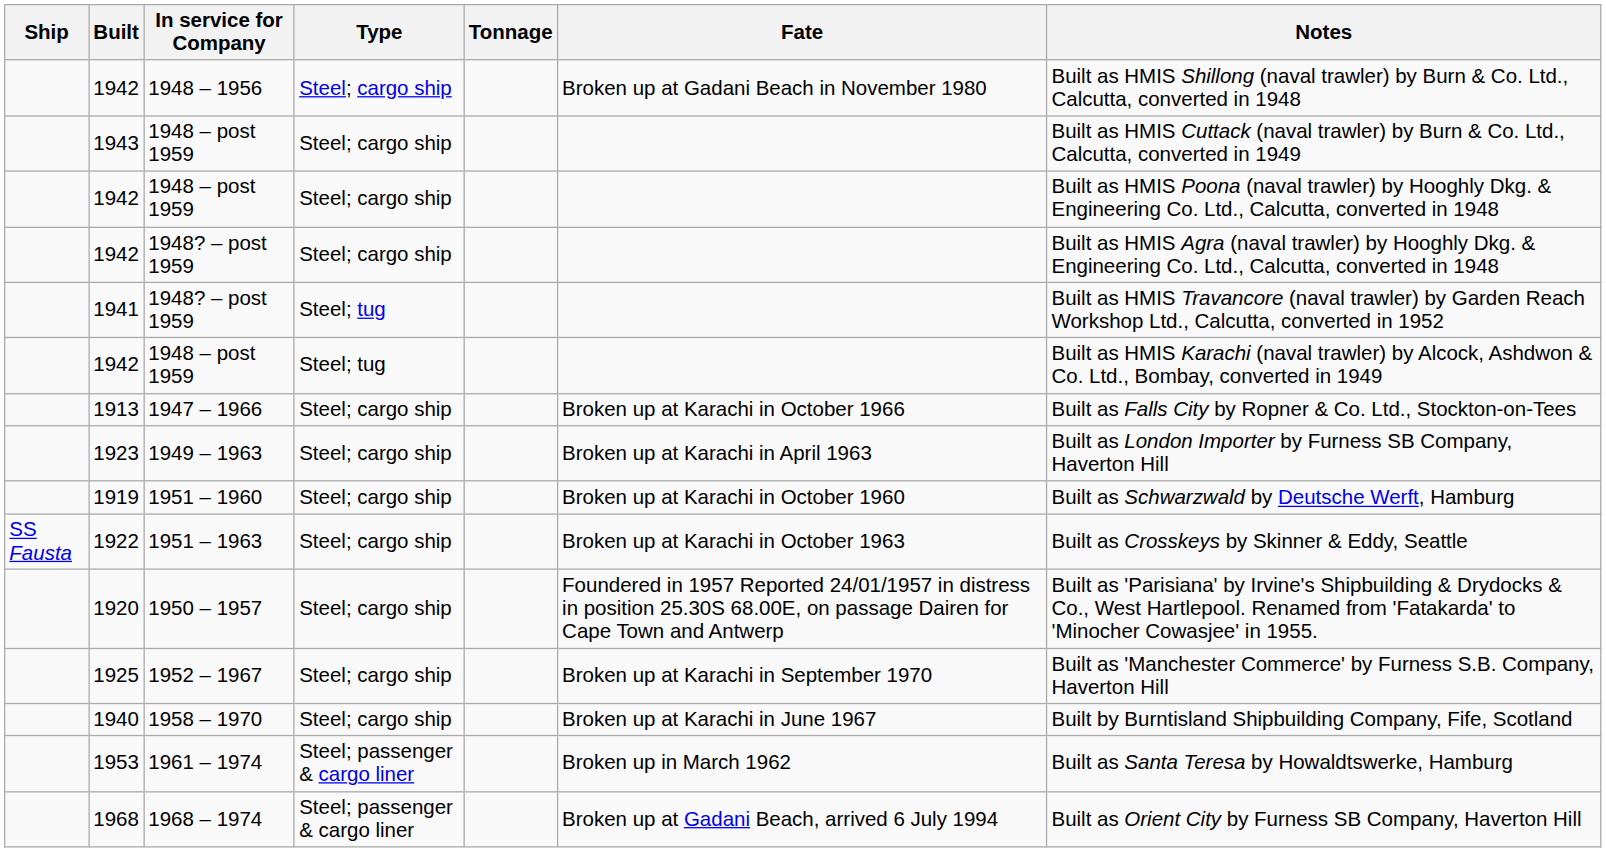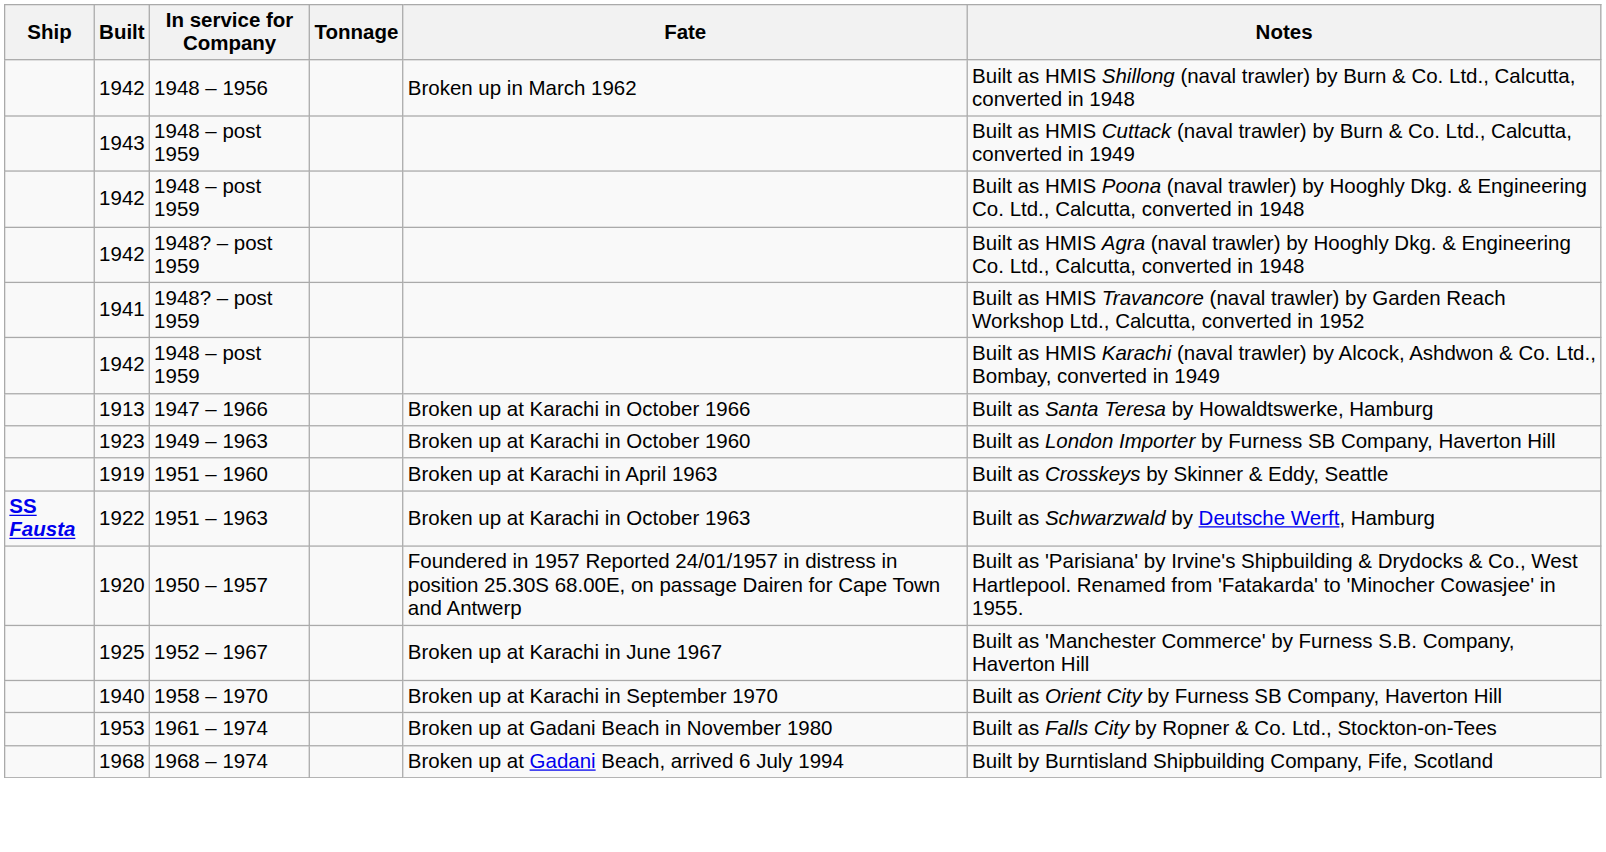- column: (379, 32)
(774, 87) Broken up at Gadani Beach in November 1980 -> (522, 87) Broken up in March 1962
(1314, 409) Built as Falls City by Ropner & Co. Ltd., Stockton-on-Tees -> (1203, 409) Built as Santa Teresa by Howaldtswerke, Hamburg
(717, 453) Broken up at Karachi in April 1963 -> (579, 441) Broken up at Karachi in October 1960
(733, 497) Broken up at Karachi in October 1960 -> (563, 474) Broken up at Karachi in April 1963
(1283, 497) Built as Schwarzwald by Deutsche Werft, Hamburg -> (1180, 474) Built as Crosskeys by Skinner & Eddy, Seattle
(41, 541) normal -> (42, 518) bold
(1260, 541) Built as Crosskeys by Skinner & Eddy, Seattle -> (1204, 518) Built as Schwarzwald by Deutsche Werft, Hamburg
(747, 675) Broken up at Karachi in September 1970 -> (565, 652) Broken up at Karachi in June 1967
(719, 719) Broken up at Karachi in June 1967 -> (593, 696) Broken up at Karachi in September 1970
(1312, 719) Built by Burntisland Shipbuilding Company, Fife, Scotland -> (1237, 696) Built as Orient City by Furness SB Company, Haverton Hill
(677, 763) Broken up in March 1962 -> (620, 728) Broken up at Gadani Beach in November 1980
(1282, 763) Built as Santa Teresa by Howaldtswerke, Hamburg -> (1234, 728) Built as Falls City by Ropner & Co. Ltd., Stockton-on-Tees
(1316, 818) Built as Orient City by Furness SB Company, Haverton Hill -> (1233, 761) Built by Burntisland Shipbuilding Company, Fife, Scotland
